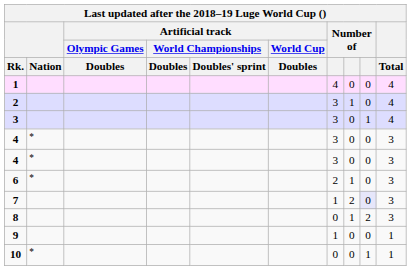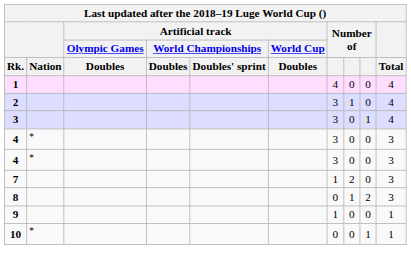- row: (15, 180)
(368, 200) lavender background -> (368, 179) no background
